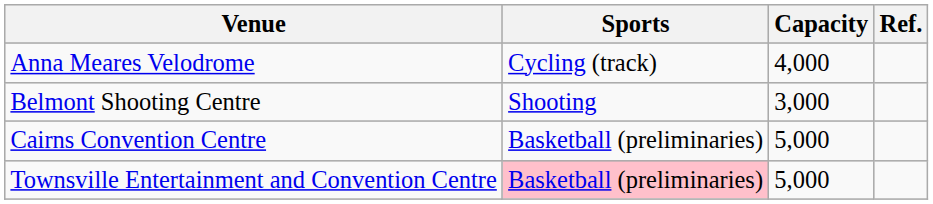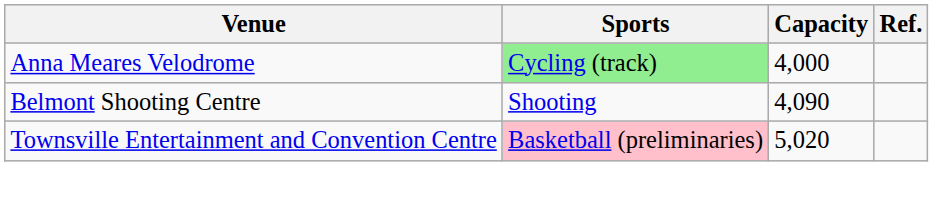(583, 62) no background -> (583, 62) lightgreen background
(802, 101) 3,000 -> (802, 101) 4,090
- row: (138, 140)
(802, 179) 5,000 -> (802, 140) 5,020
